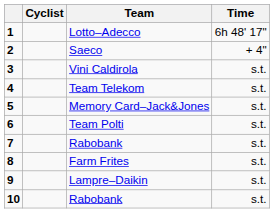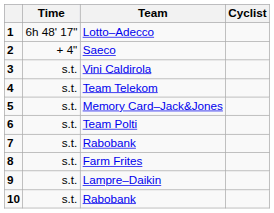columns swapped: (45, 13) <-> (241, 13)
